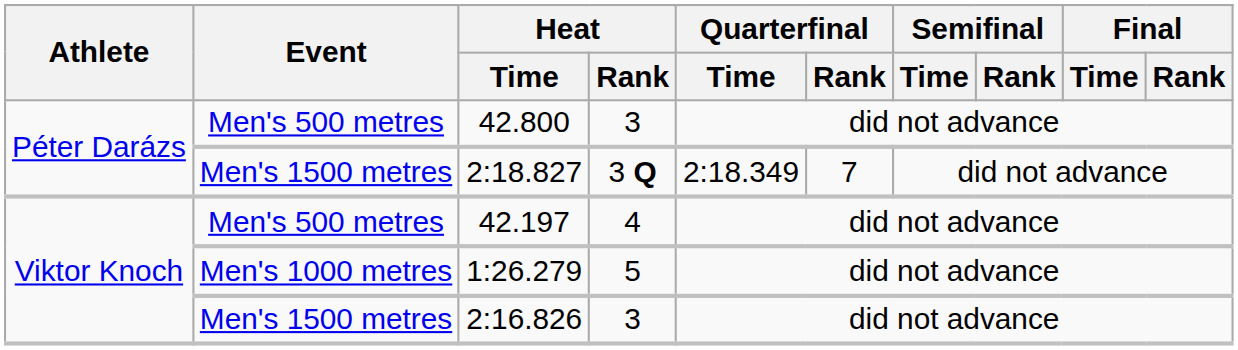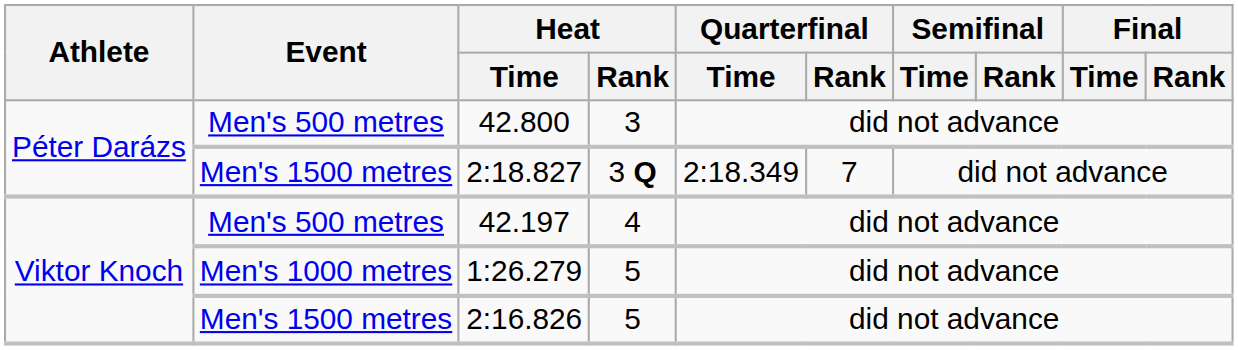(633, 320) 3 -> (633, 320) 5
